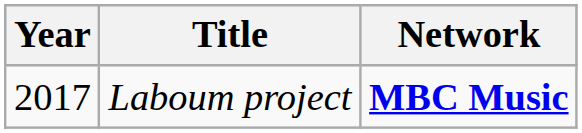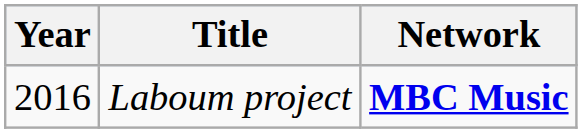(52, 95) 2017 -> (52, 95) 2016
